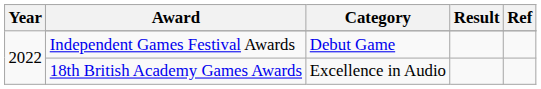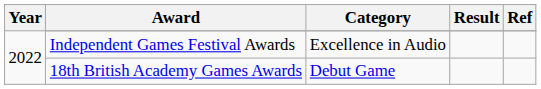(352, 44) Debut Game -> (378, 44) Excellence in Audio
(378, 71) Excellence in Audio -> (352, 71) Debut Game
